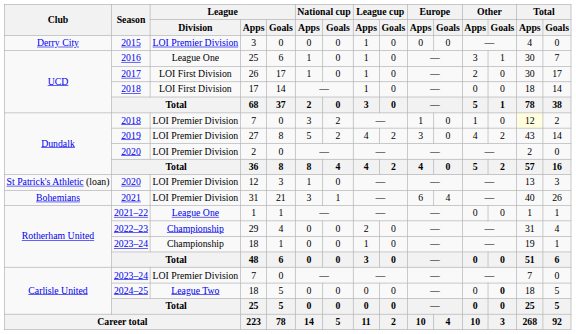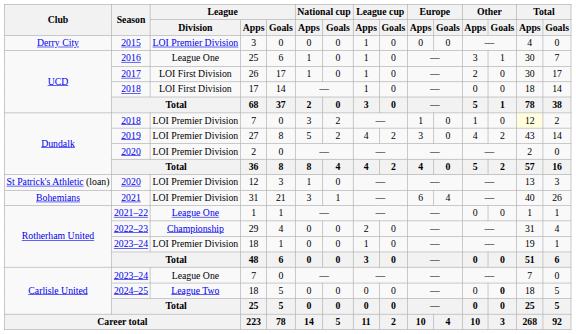(195, 244) Championship -> (195, 244) LOI Premier Division
(195, 275) LOI Premier Division -> (195, 275) League One
